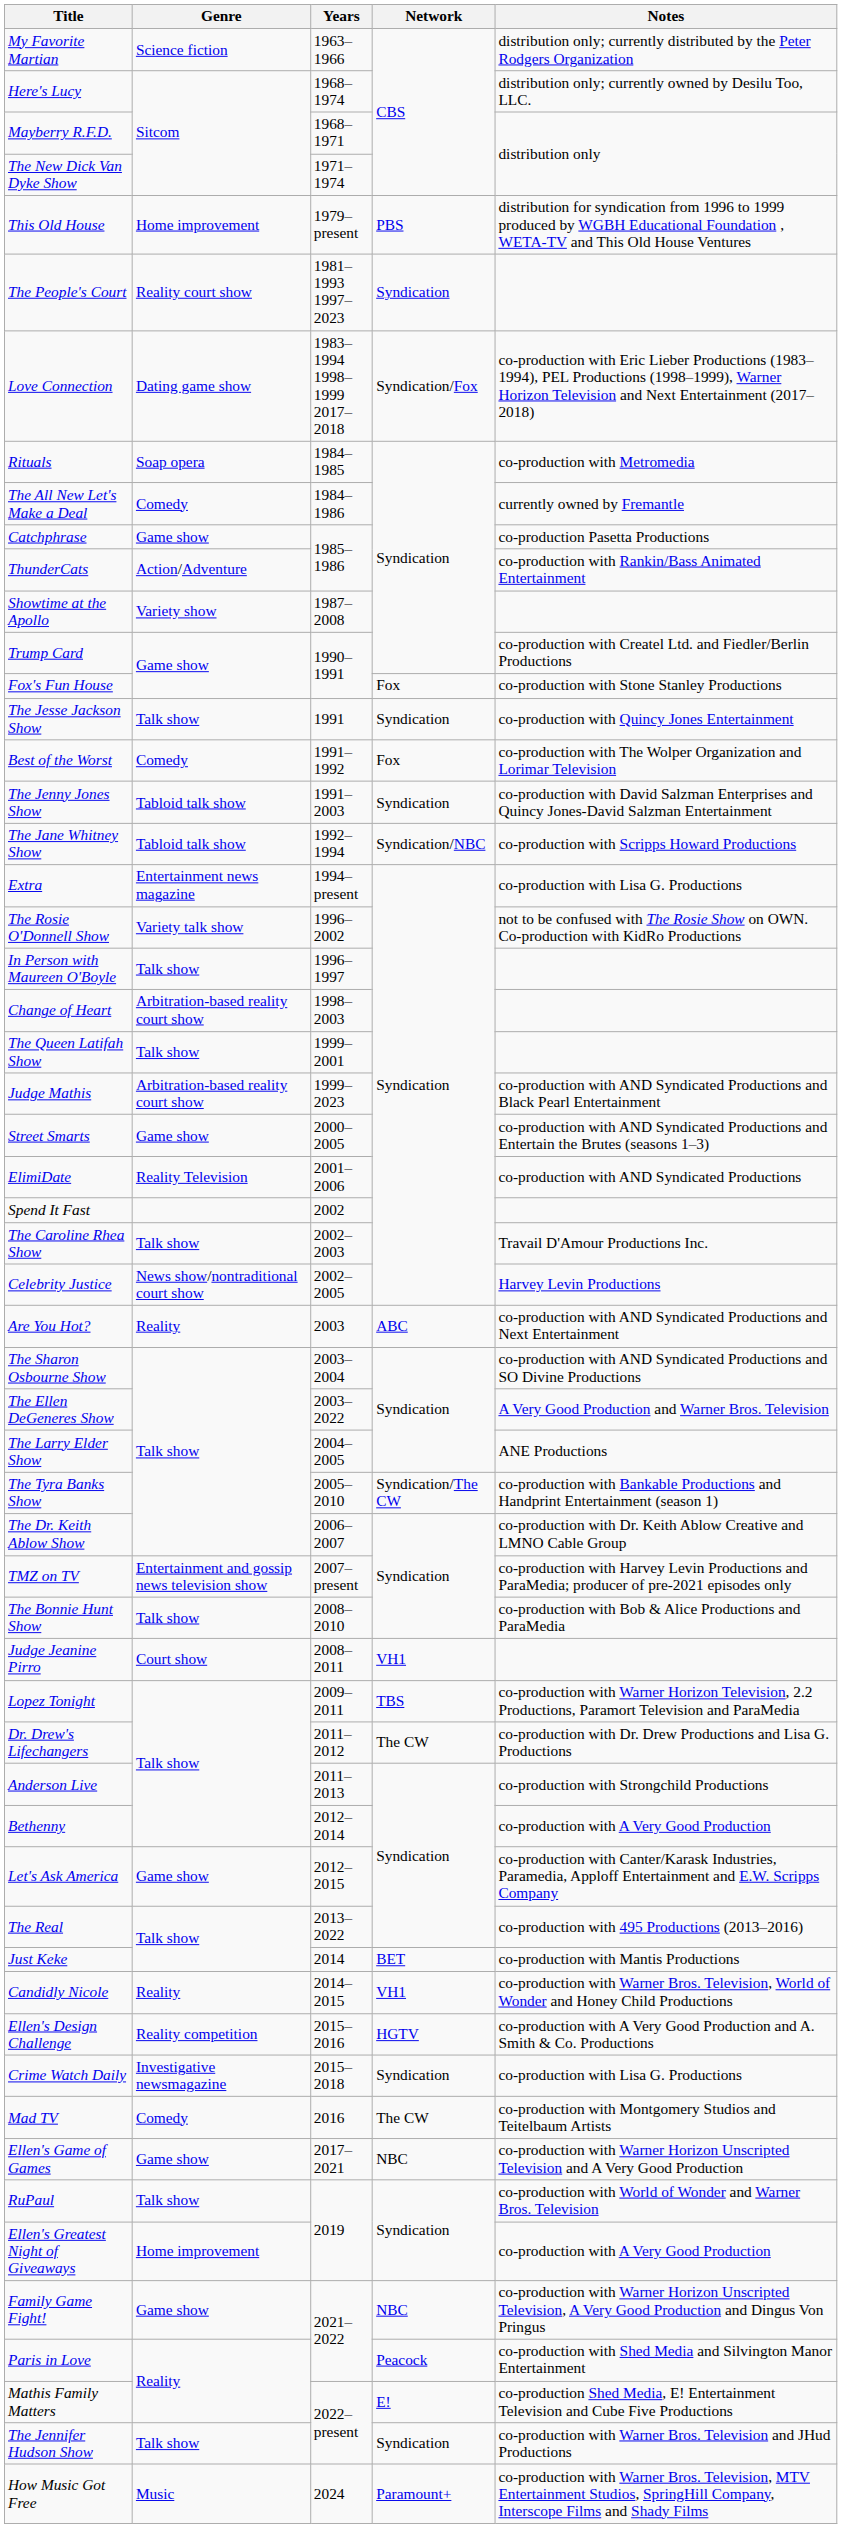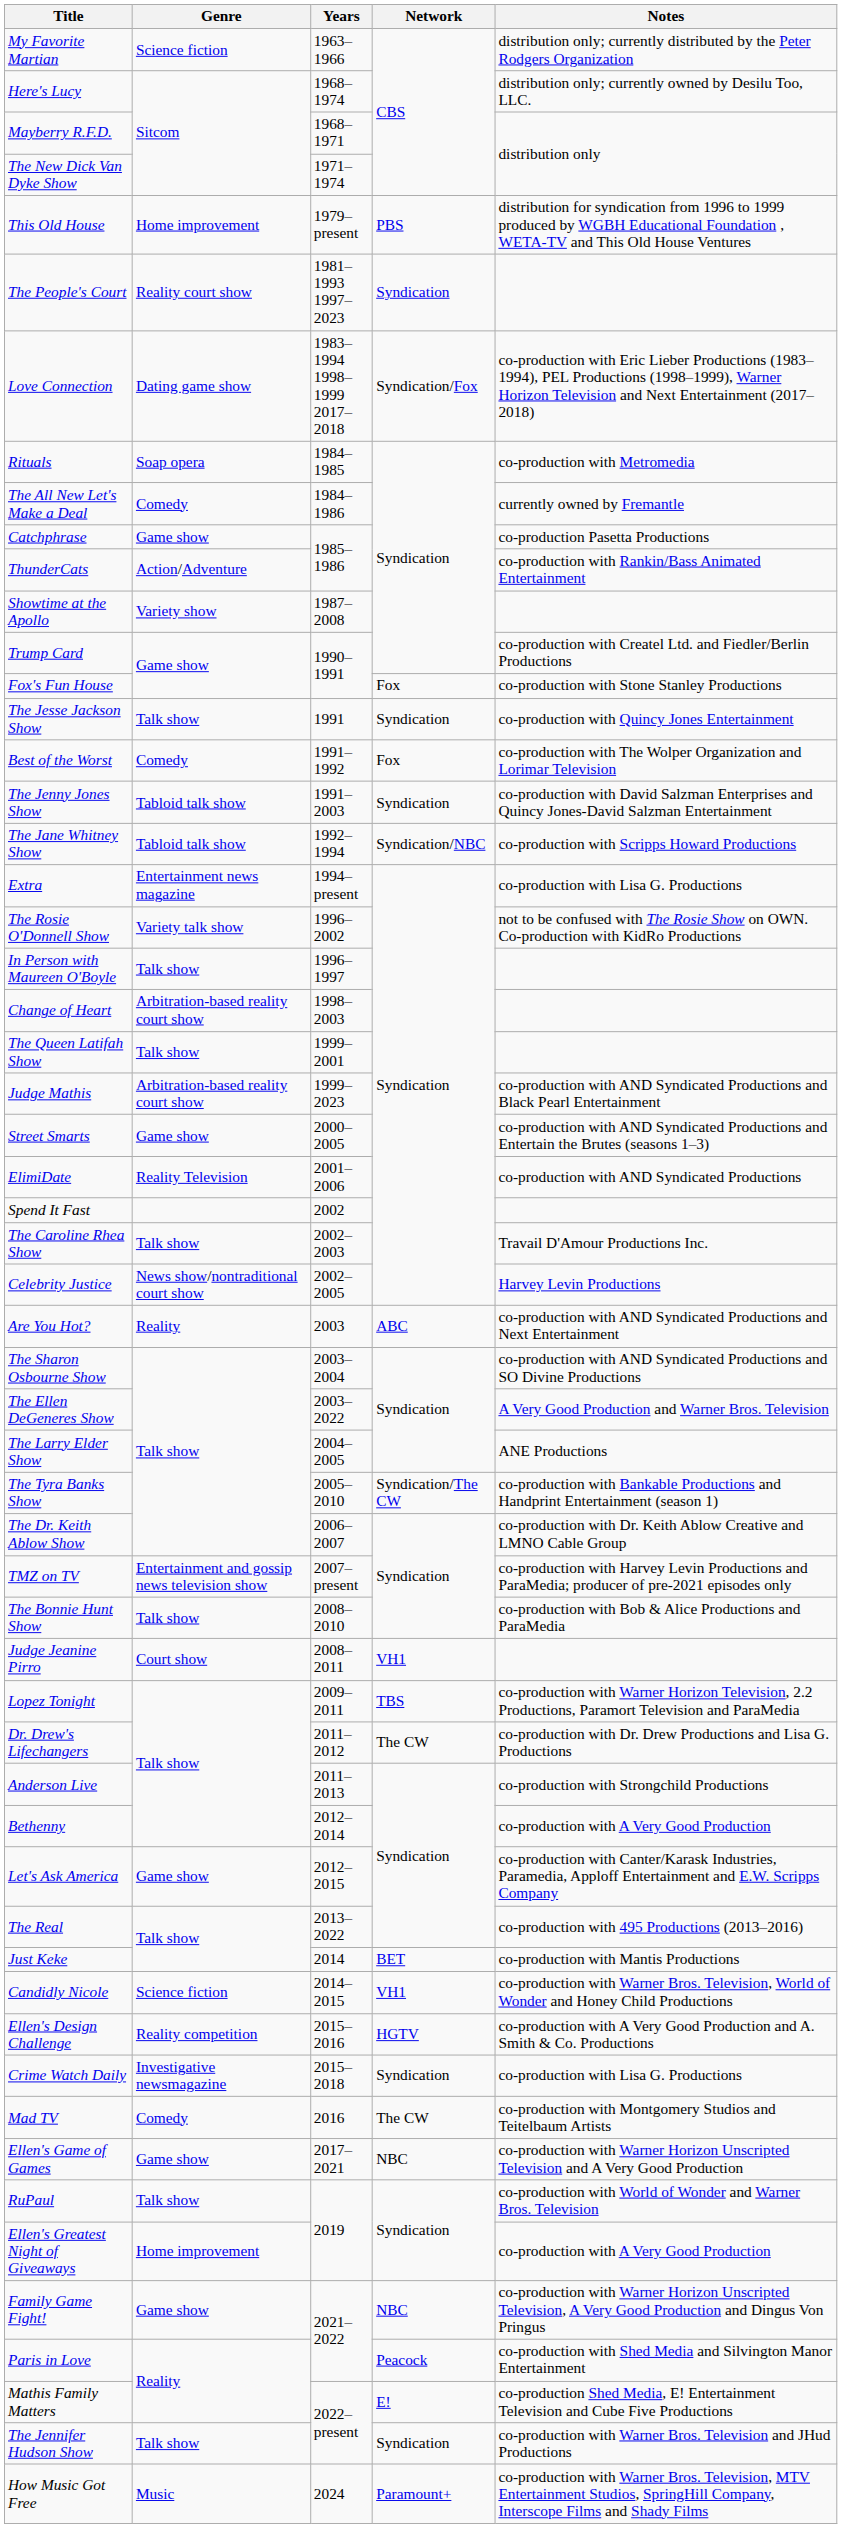(158, 1992) Reality -> (182, 1992) Science fiction
